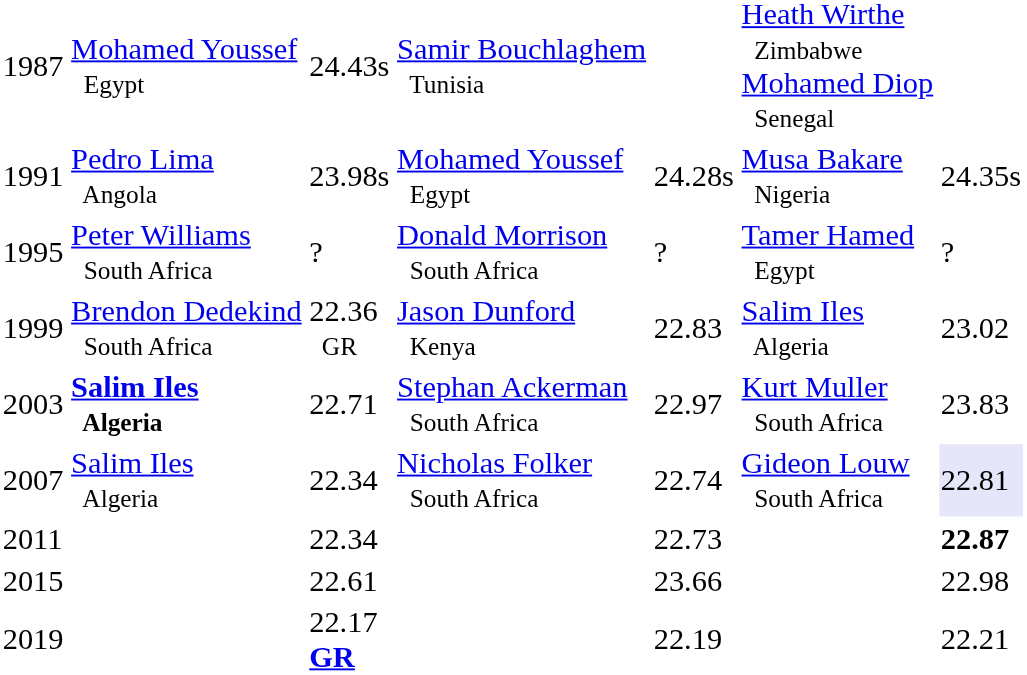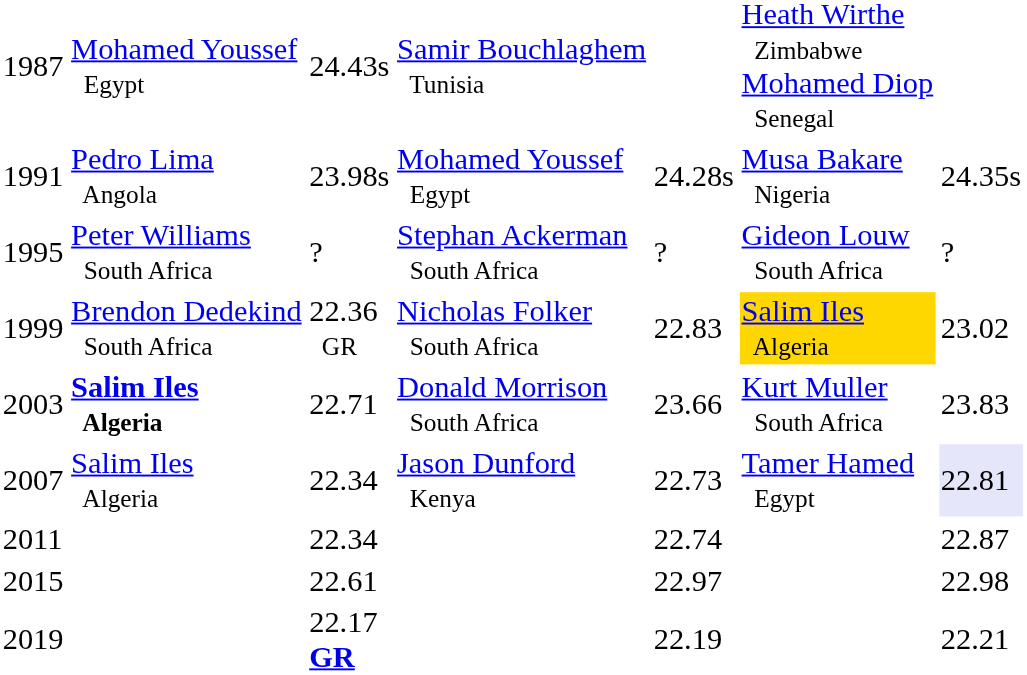(502, 251) Donald Morrison South Africa -> (512, 251) Stephan Ackerman South Africa
(828, 251) Tamer Hamed Egypt -> (826, 251) Gideon Louw South Africa
(486, 327) Jason Dunford Kenya -> (495, 327) Nicholas Folker South Africa
(803, 327) no background -> (803, 327) gold background
(512, 403) Stephan Ackerman South Africa -> (502, 403) Donald Morrison South Africa
(688, 403) 22.97 -> (688, 403) 23.66
(495, 479) Nicholas Folker South Africa -> (486, 479) Jason Dunford Kenya
(688, 479) 22.74 -> (688, 479) 22.73
(826, 479) Gideon Louw South Africa -> (828, 479) Tamer Hamed Egypt
(688, 538) 22.73 -> (688, 538) 22.74
(975, 538) bold -> (975, 538) normal
(688, 580) 23.66 -> (688, 580) 22.97
